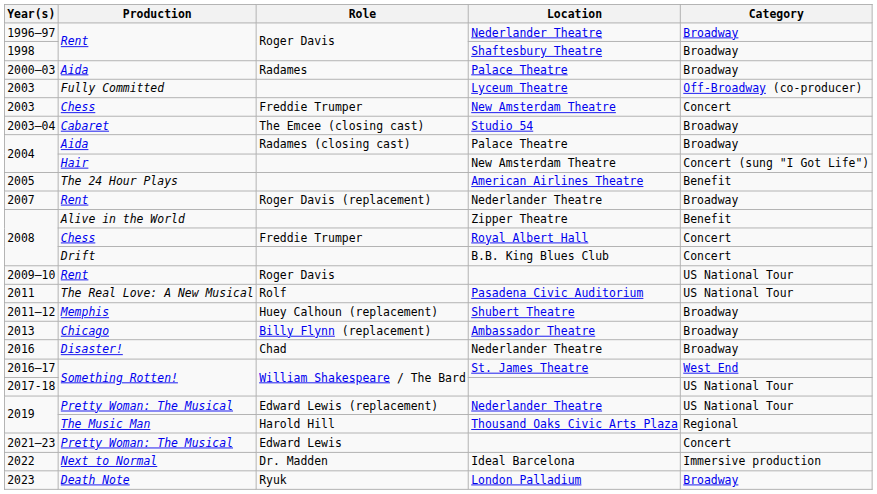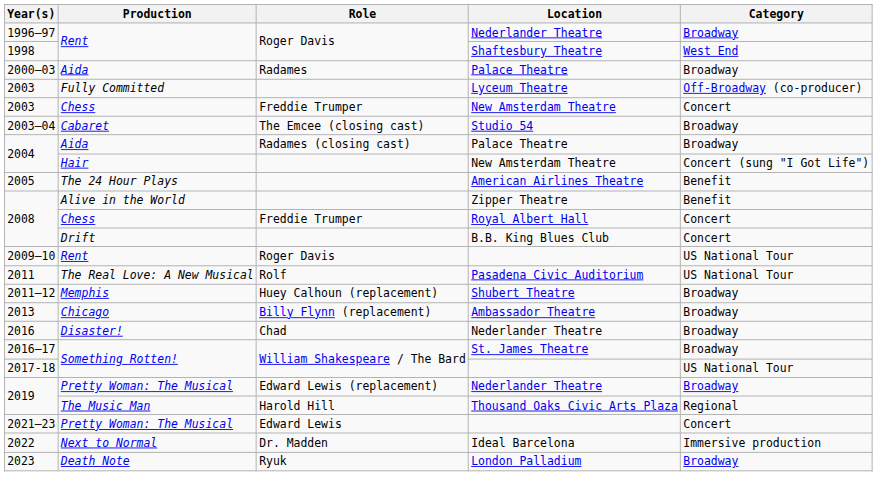(711, 51) Broadway -> (711, 51) West End
- row: (21, 200)
(711, 368) West End -> (711, 349) Broadway
(738, 405) US National Tour -> (711, 387) Broadway
